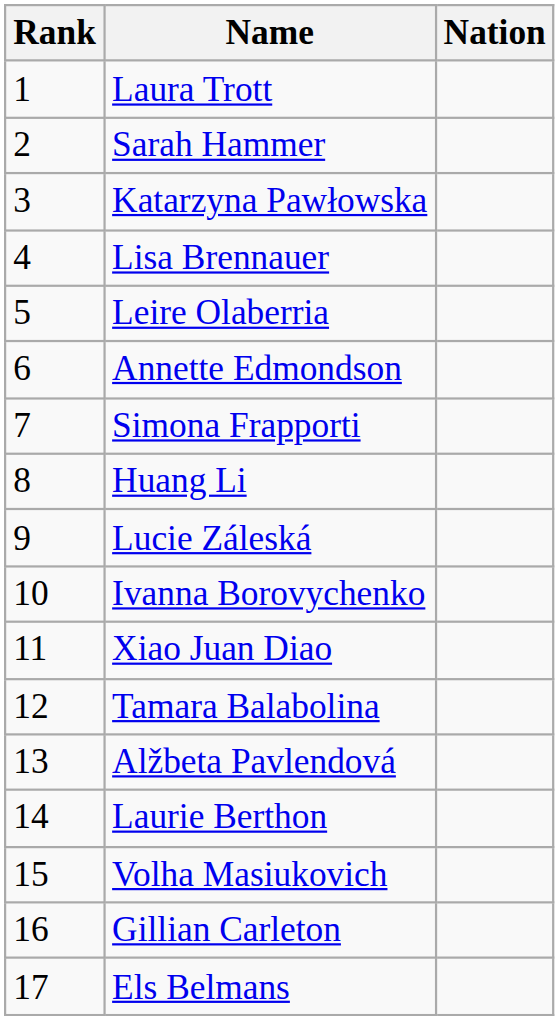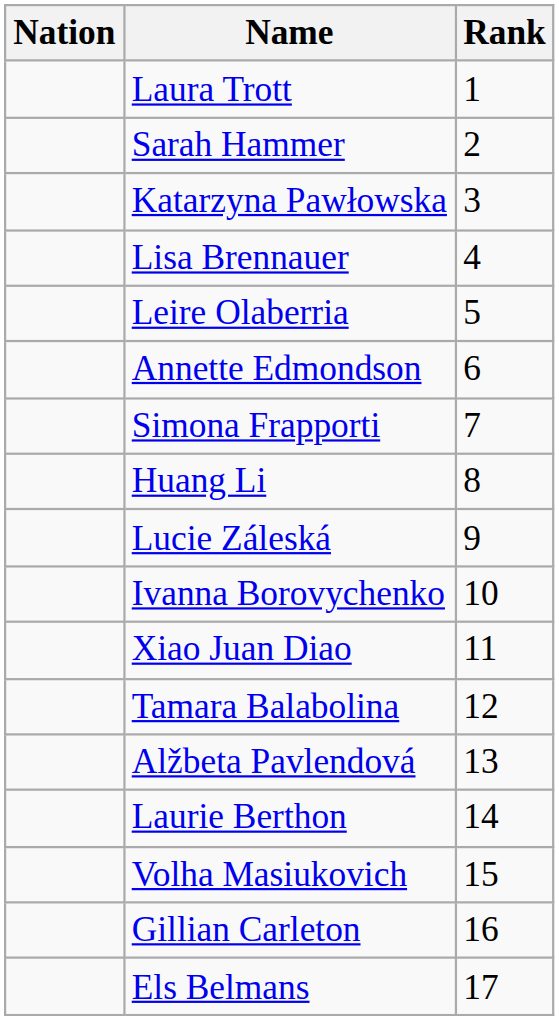columns swapped: (55, 32) <-> (495, 32)
